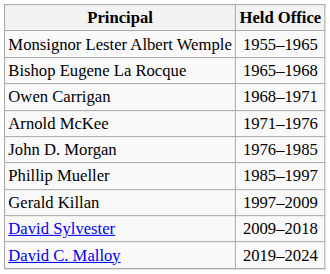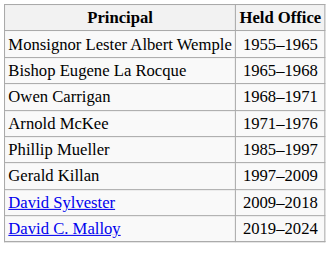- row: (63, 149)
